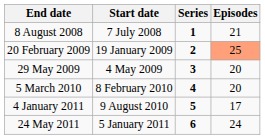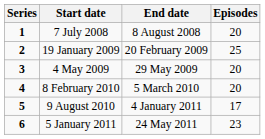columns swapped: (193, 13) <-> (49, 13)
(235, 32) 21 -> (235, 32) 20
(235, 50) lightsalmon background -> (235, 50) no background
(235, 124) 24 -> (235, 124) 23
